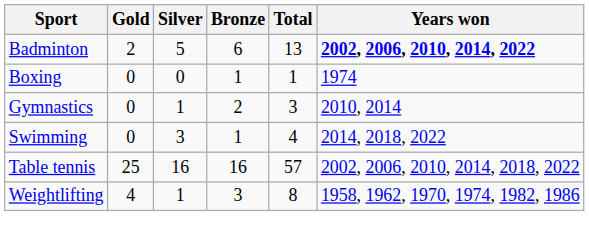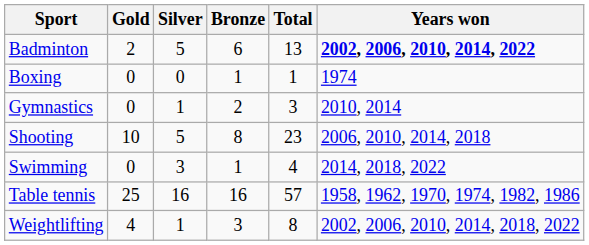+ row: (41, 137)
(450, 166) 2002, 2006, 2010, 2014, 2018, 2022 -> (450, 196) 1958, 1962, 1970, 1974, 1982, 1986
(450, 196) 1958, 1962, 1970, 1974, 1982, 1986 -> (450, 225) 2002, 2006, 2010, 2014, 2018, 2022
